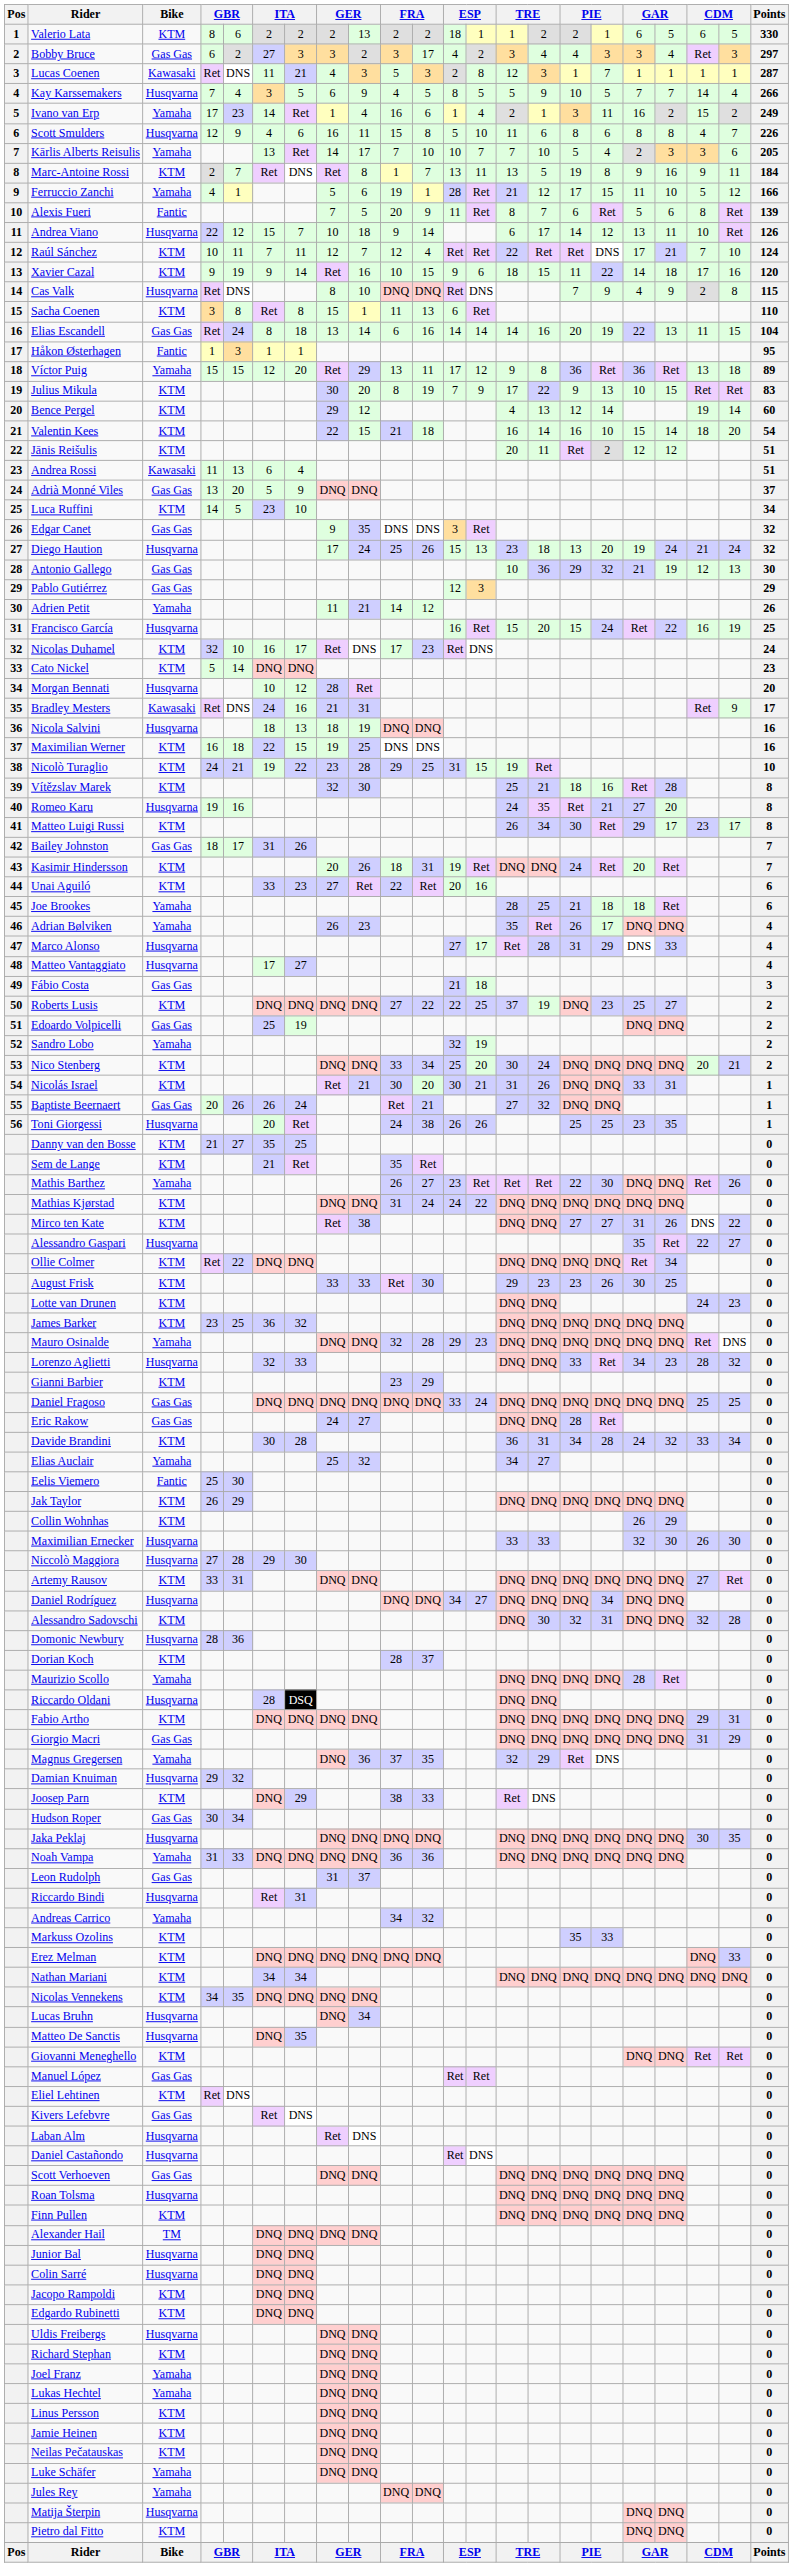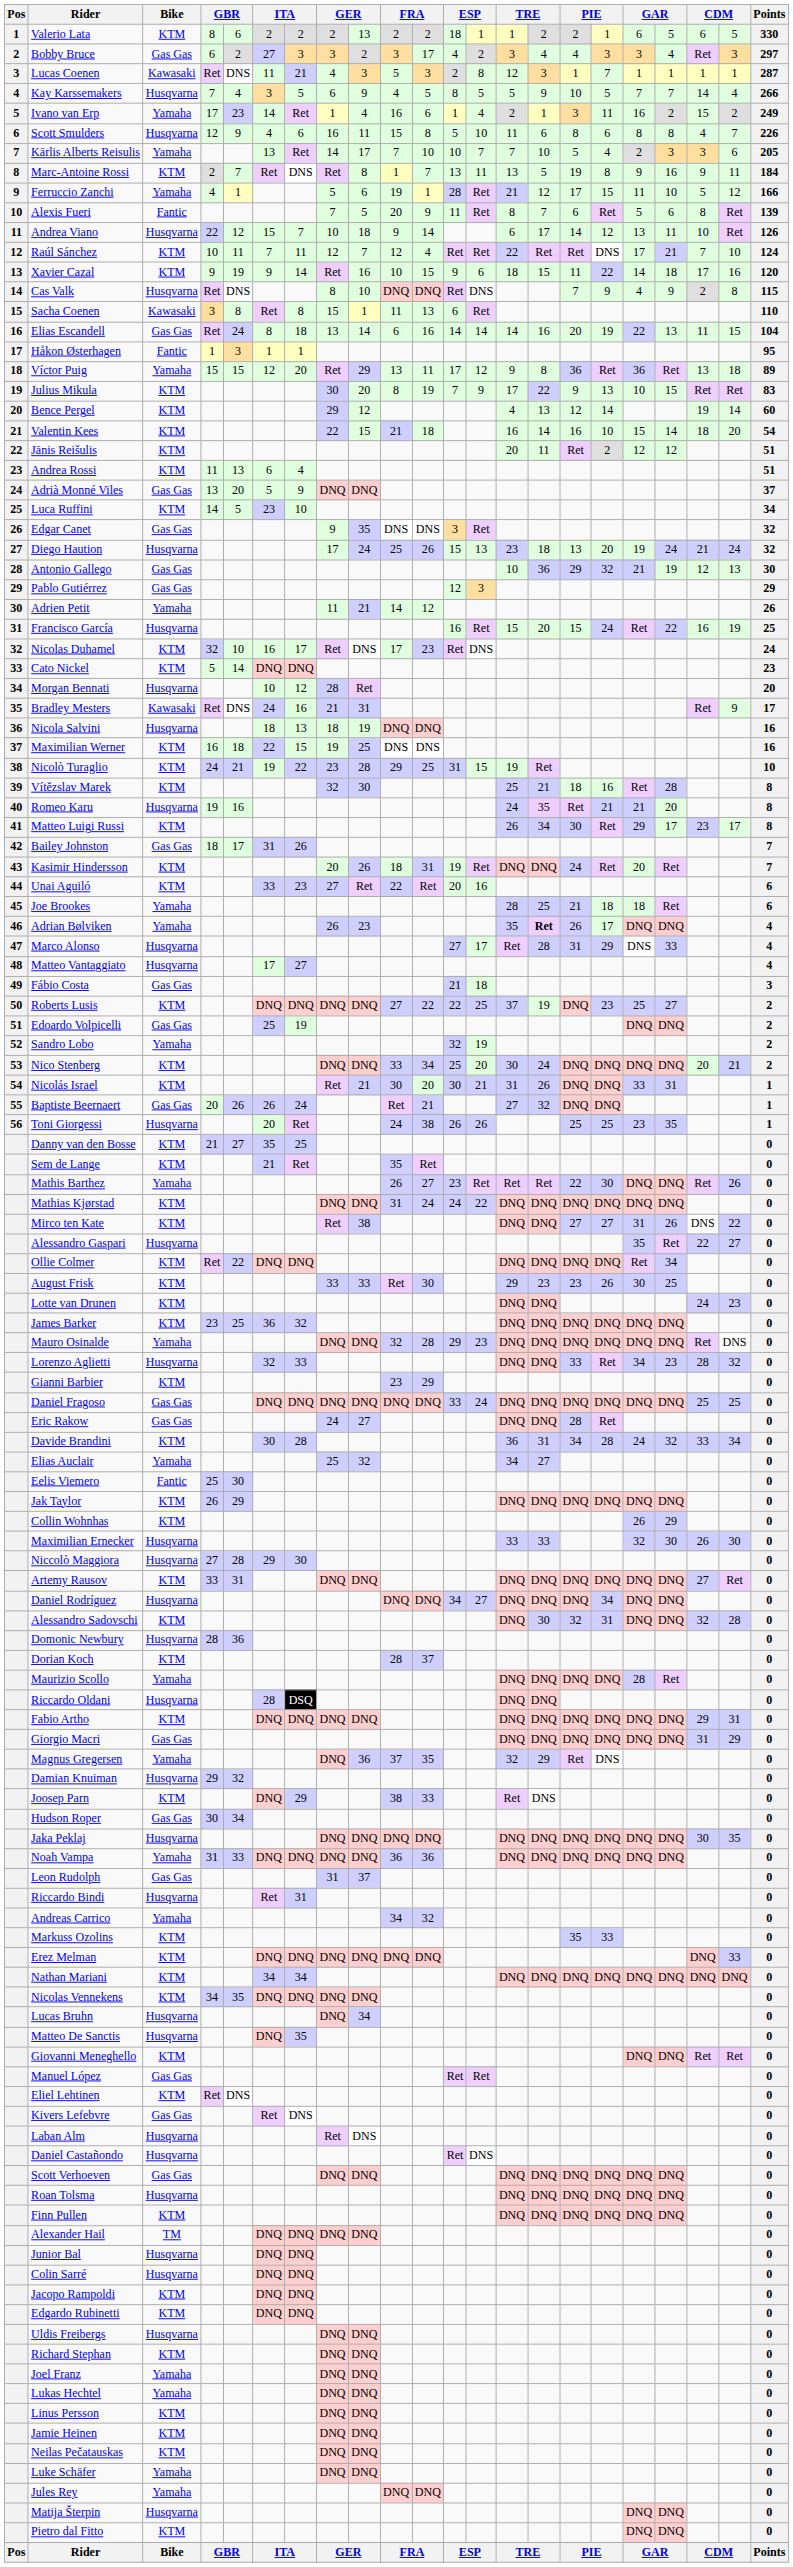(172, 311) KTM -> (172, 311) Kawasaki
(172, 470) Kawasaki -> (172, 470) KTM
(639, 807) 27 -> (639, 807) 21
(544, 926) normal -> (544, 926) bold
